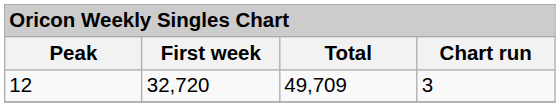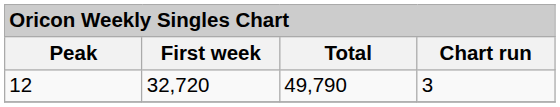(316, 85) 49,709 -> (316, 85) 49,790
